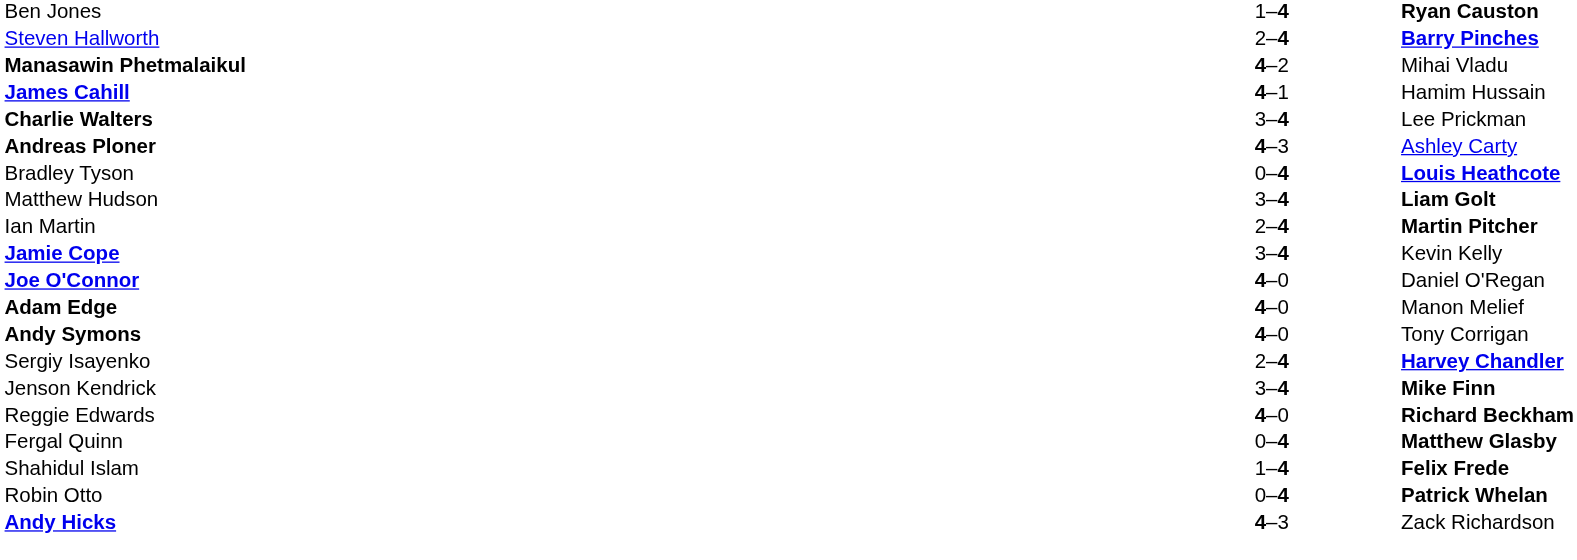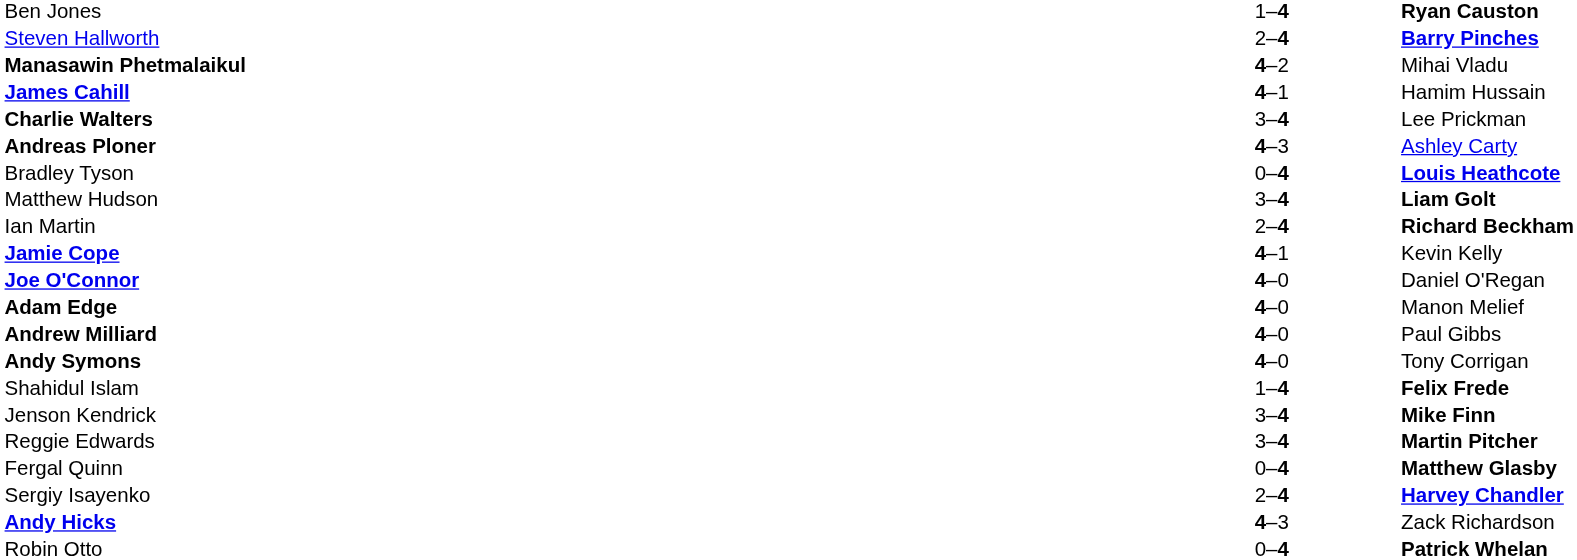(1469, 226) Martin Pitcher -> (1488, 226) Richard Beckham
(1272, 253) 3–4 -> (1272, 253) 4–1
+ row: (81, 334)
rows swapped: (77, 361) <-> (72, 468)
(1272, 414) 4–0 -> (1272, 441) 3–4
(1488, 414) Richard Beckham -> (1469, 441) Martin Pitcher
rows swapped: (54, 495) <-> (60, 522)
